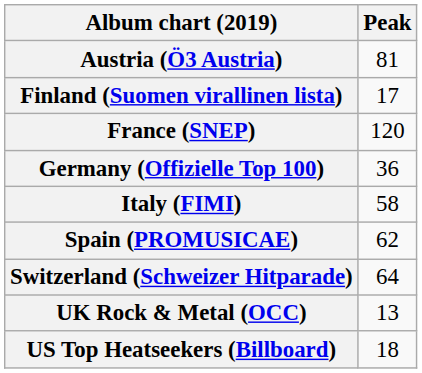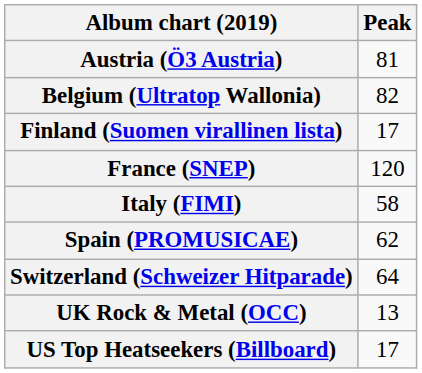+ row: (181, 95)
- row: (181, 167)
(387, 349) 18 -> (387, 349) 17
